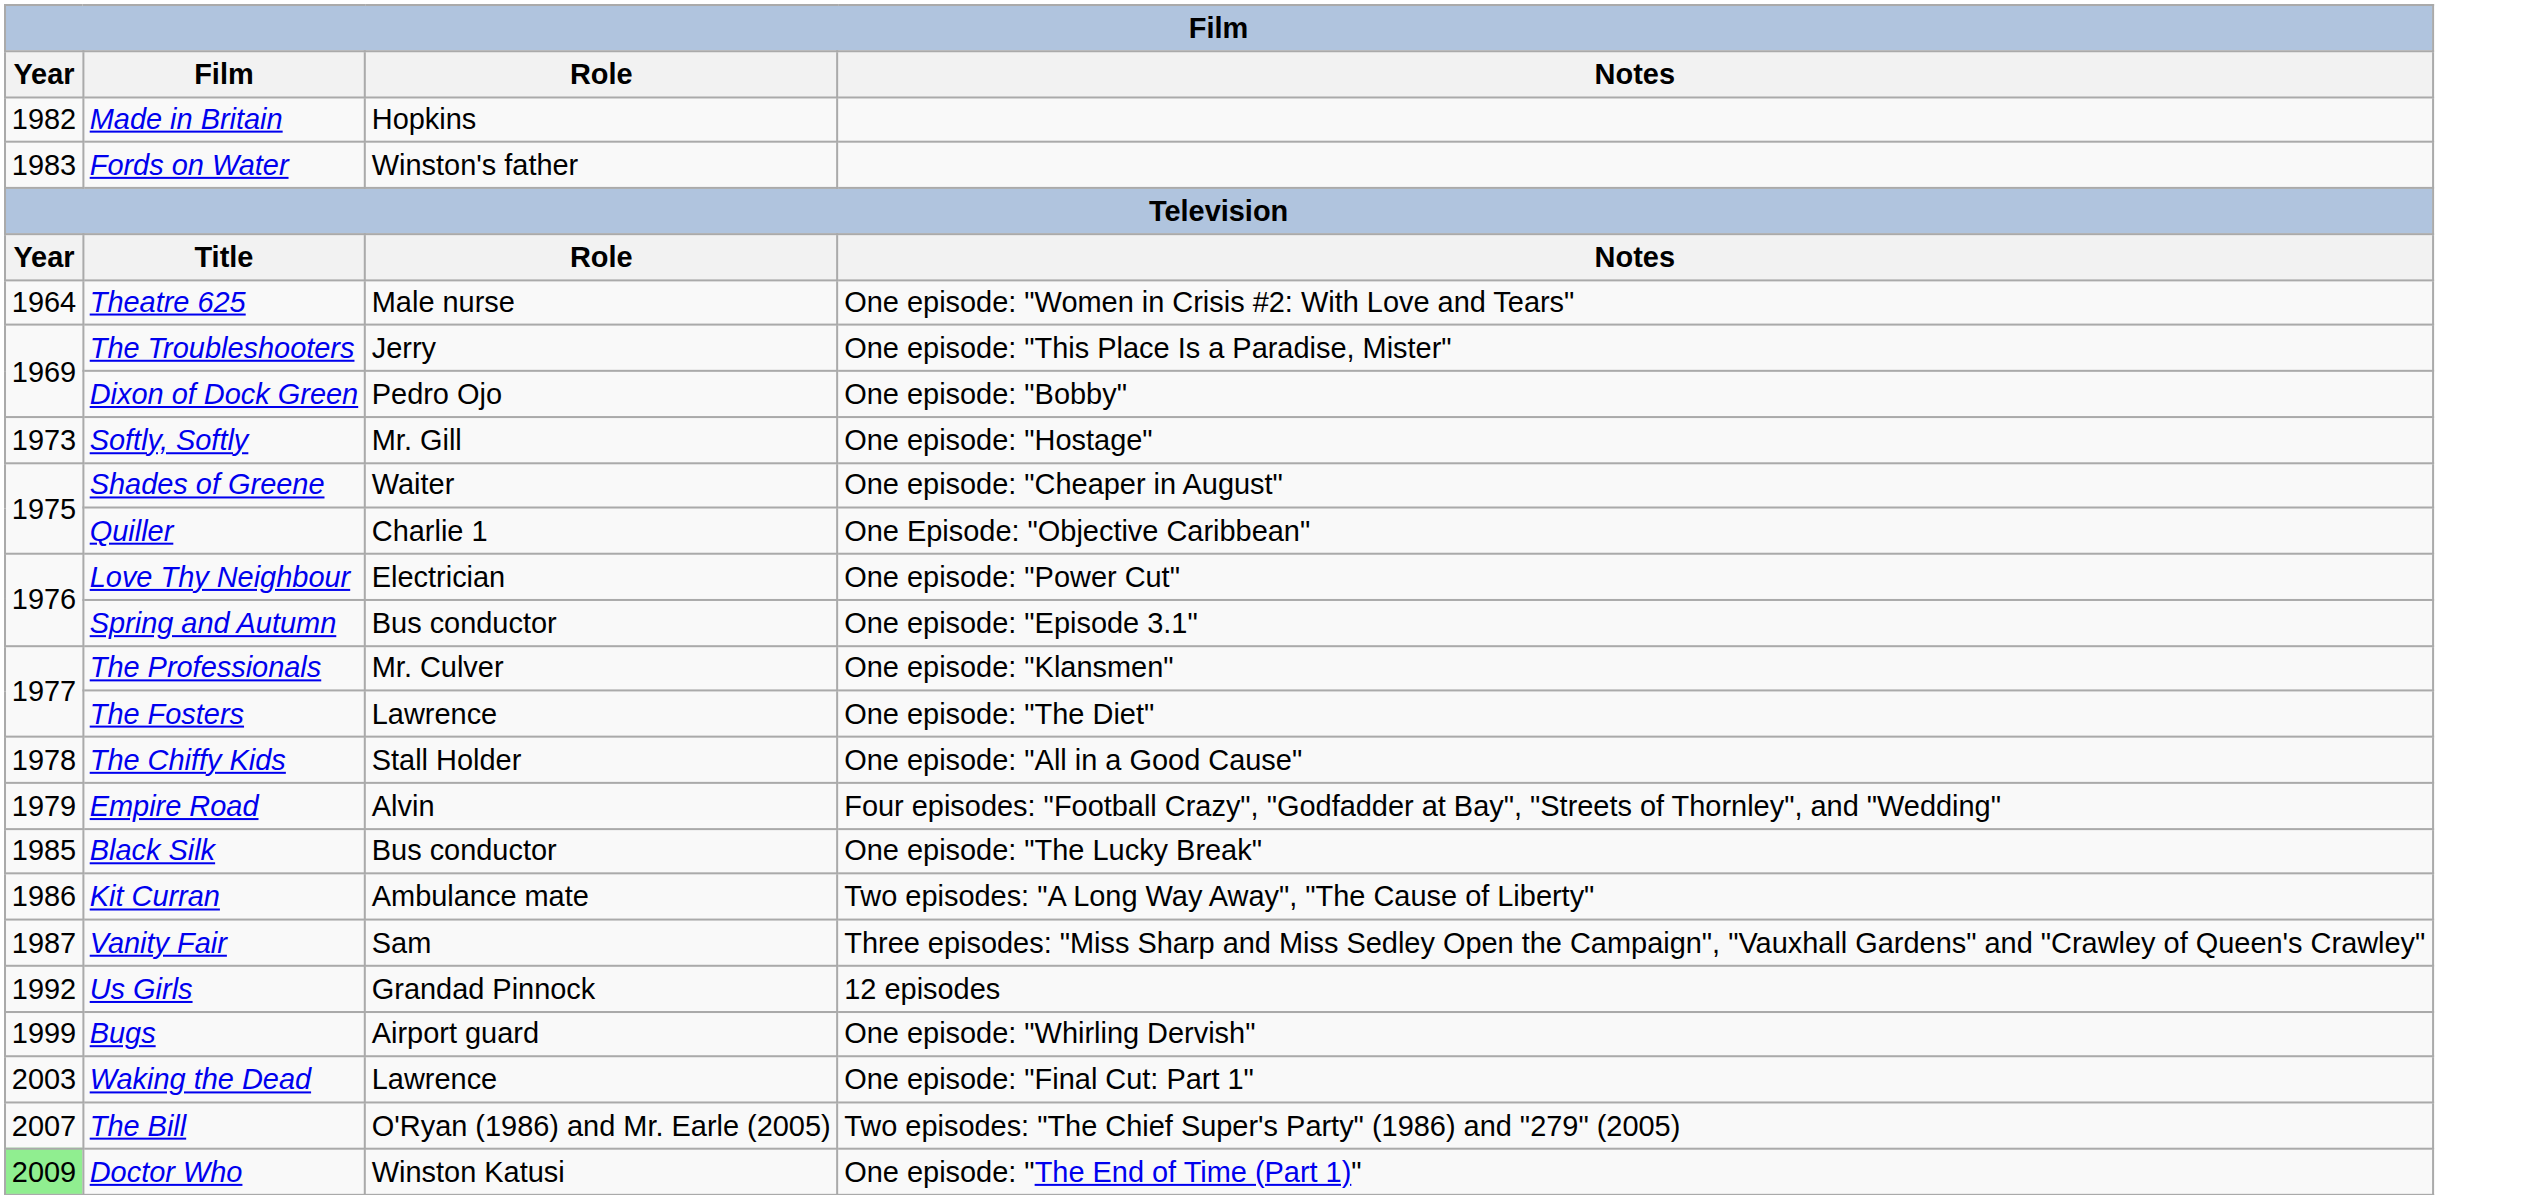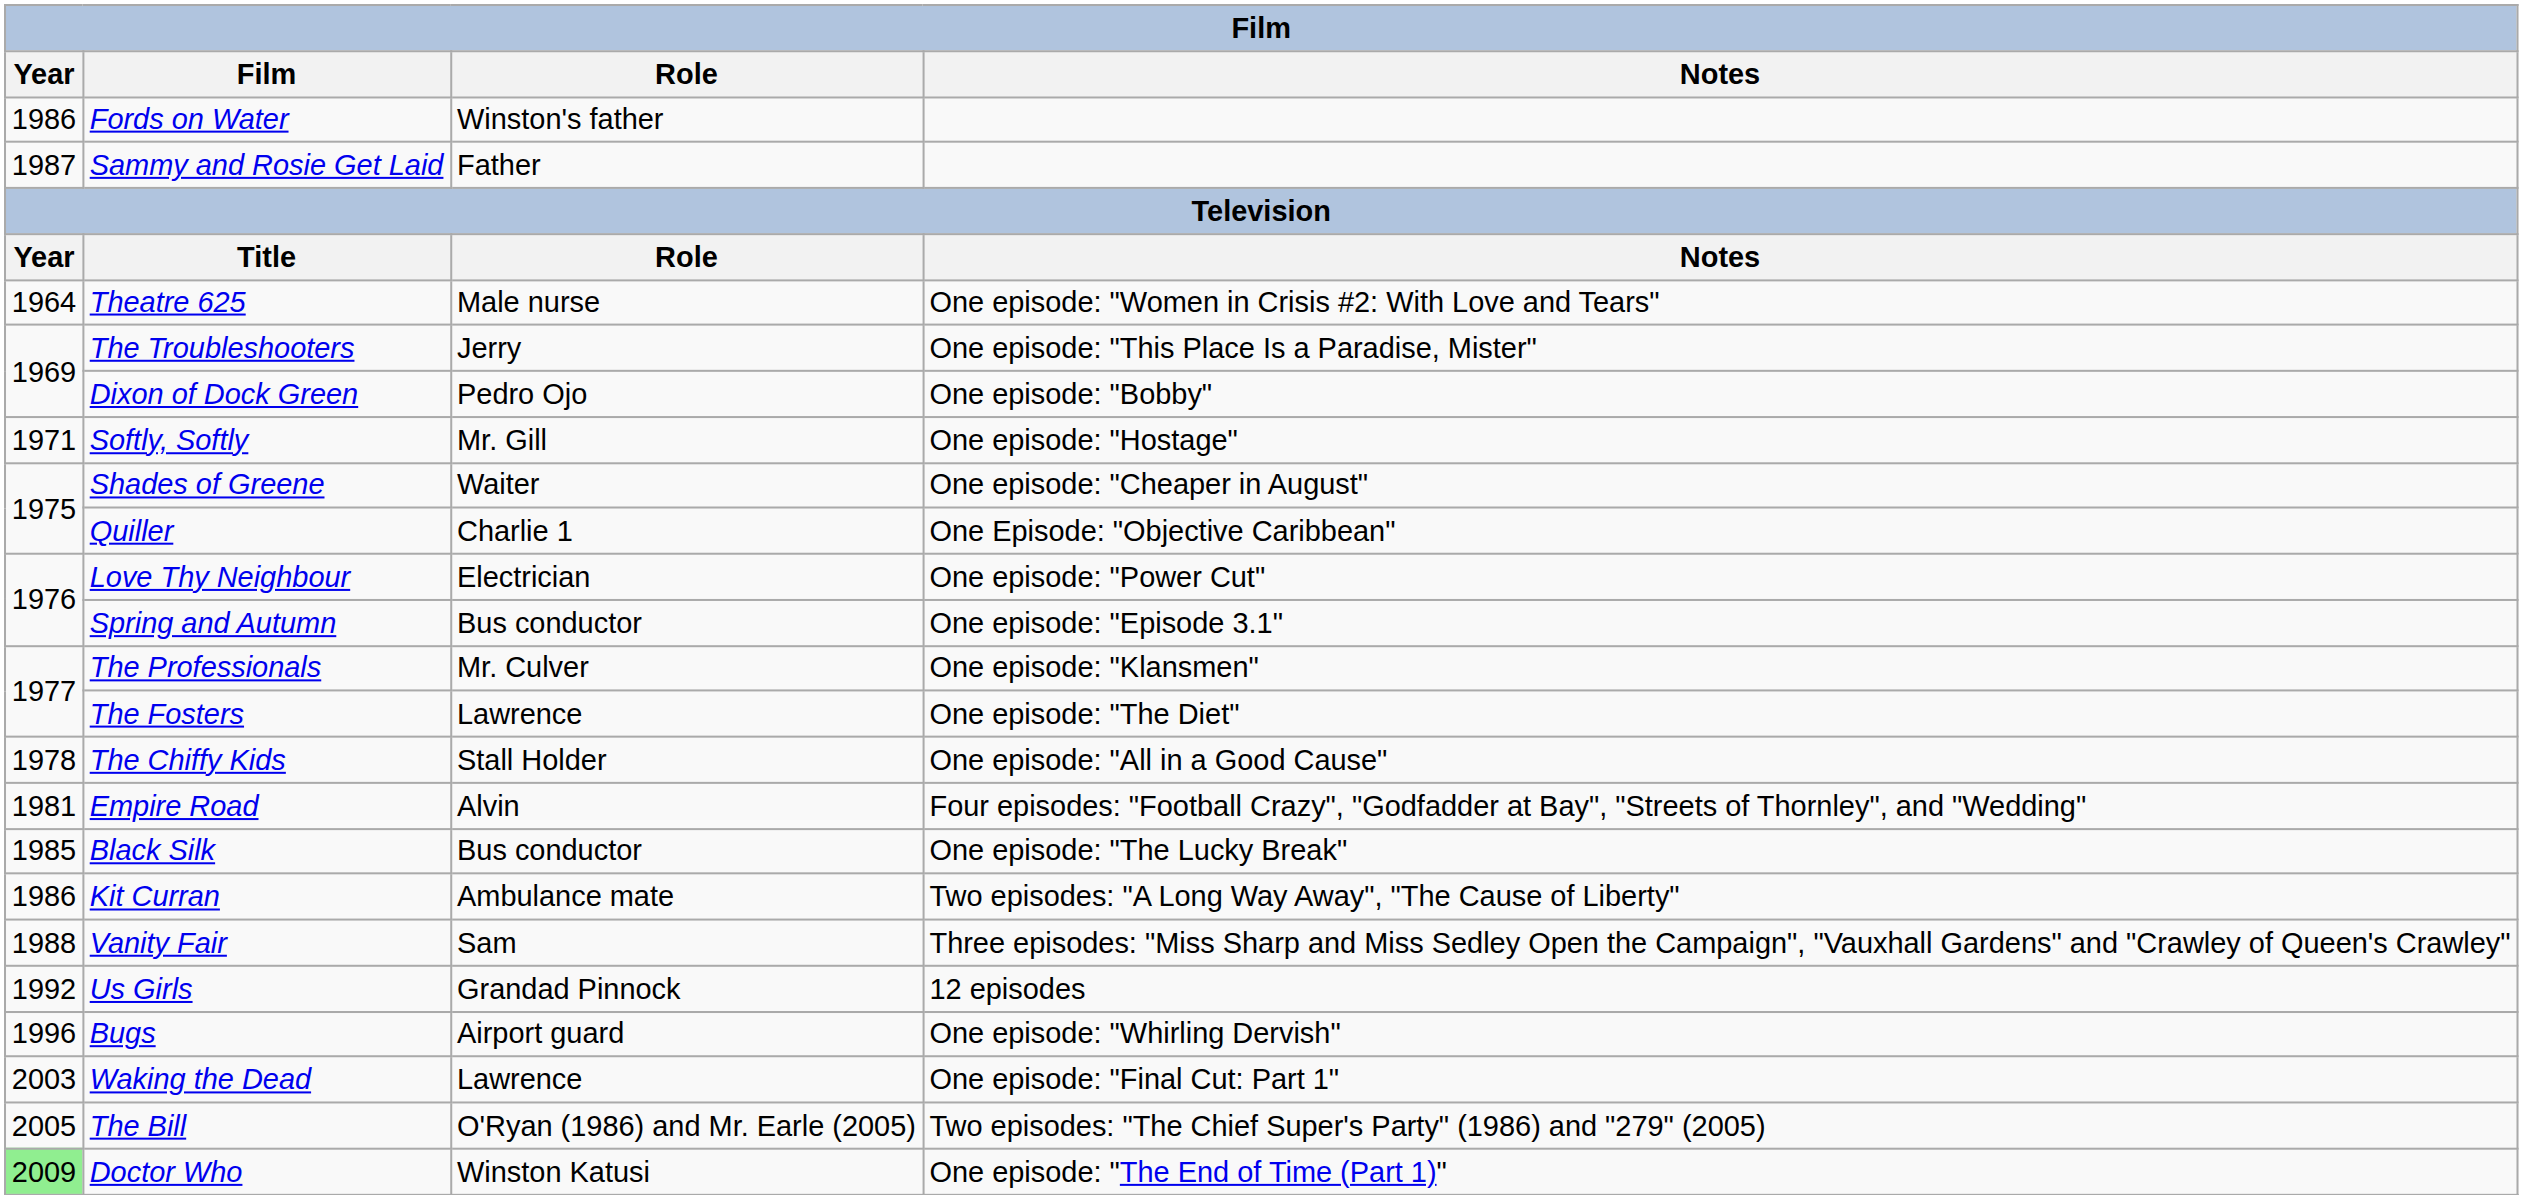- row: (186, 120)
(44, 165) 1983 -> (44, 120) 1986
+ row: (267, 165)
(44, 440) 1973 -> (44, 440) 1971
(44, 806) 1979 -> (44, 806) 1981
(44, 943) 1987 -> (44, 943) 1988
(44, 1034) 1999 -> (44, 1034) 1996
(44, 1126) 2007 -> (44, 1126) 2005
